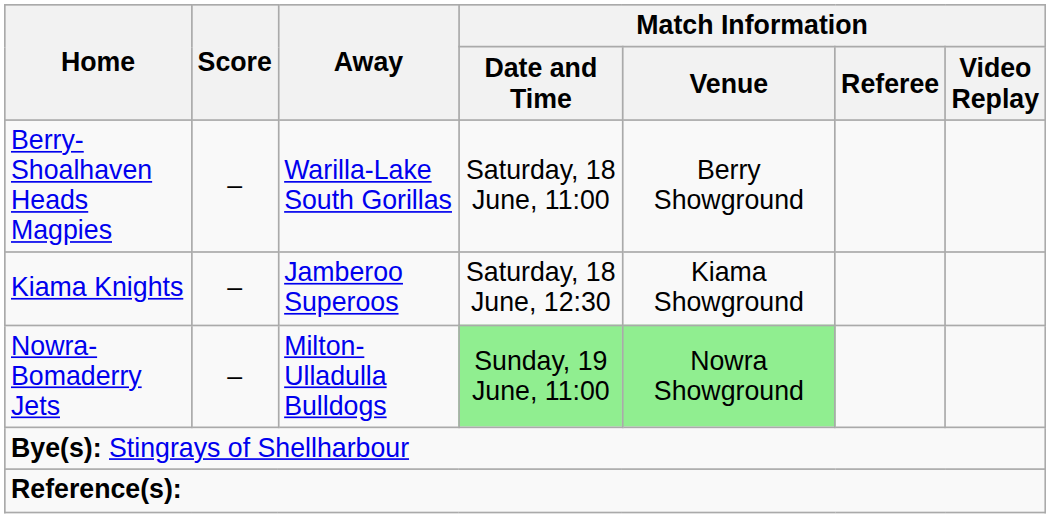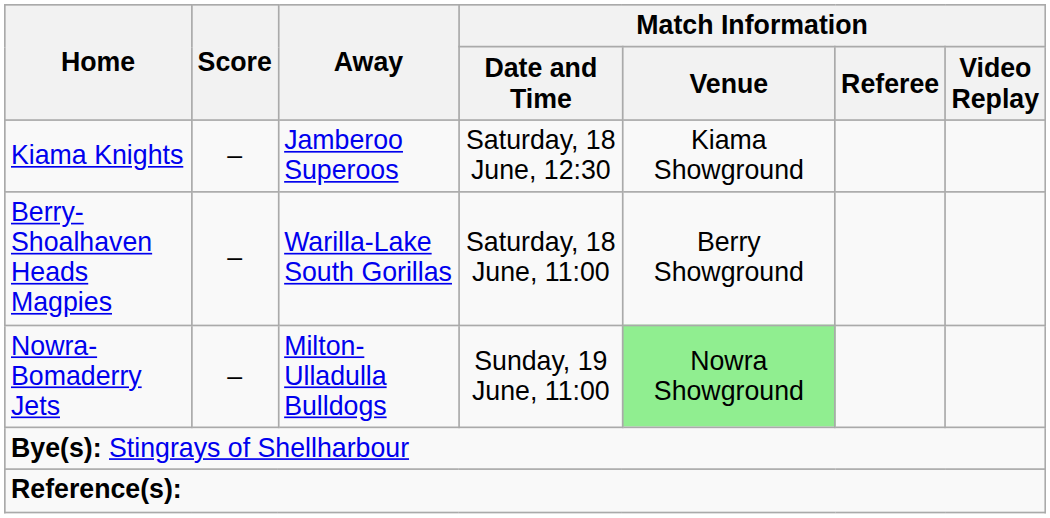rows swapped: (82, 185) <-> (97, 288)
(541, 375) lightgreen background -> (541, 375) no background
